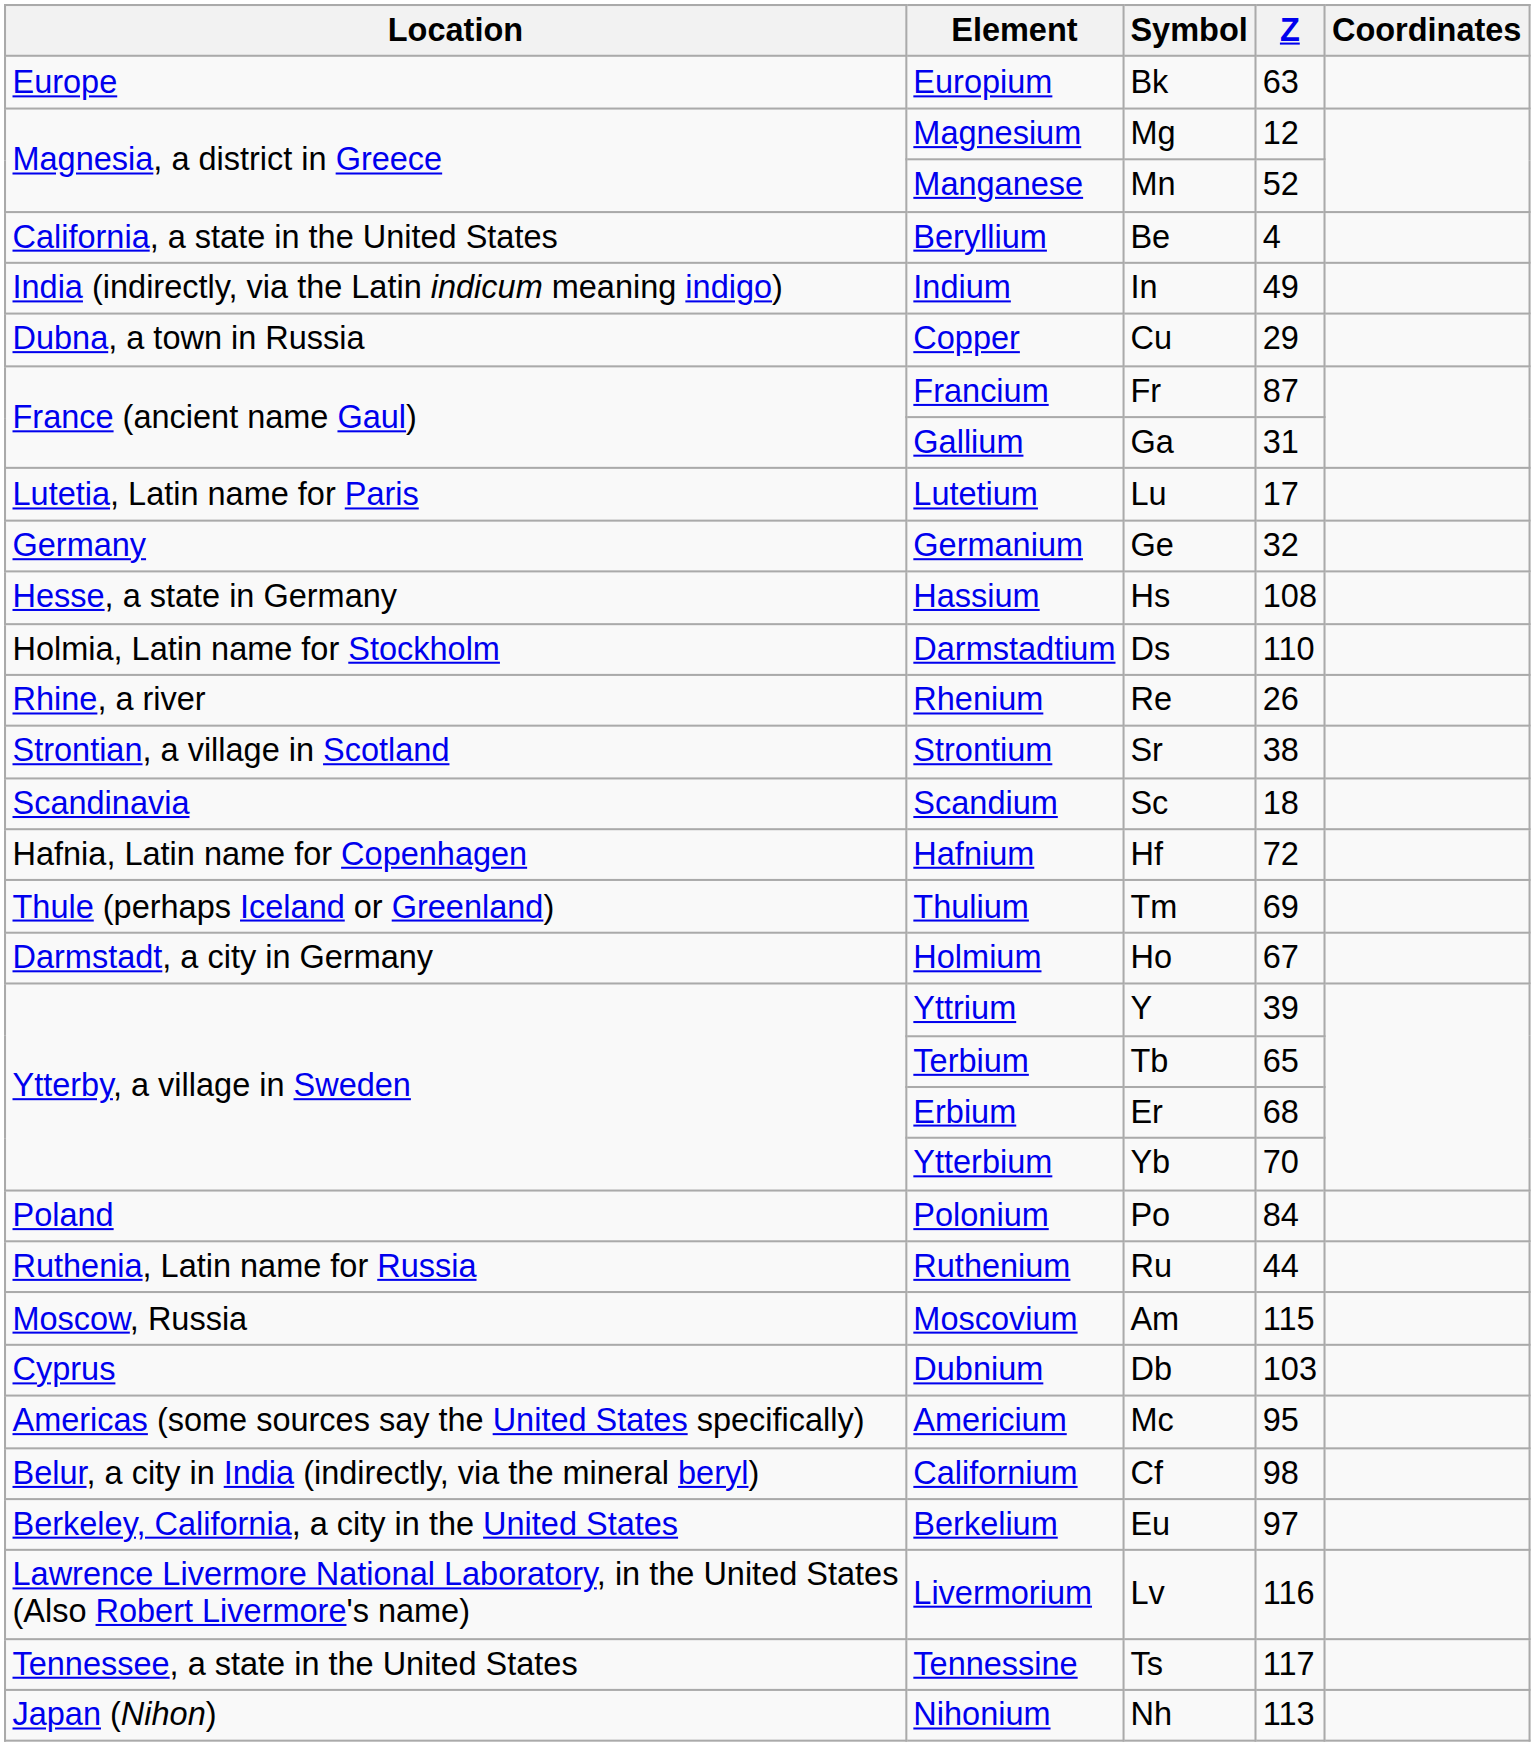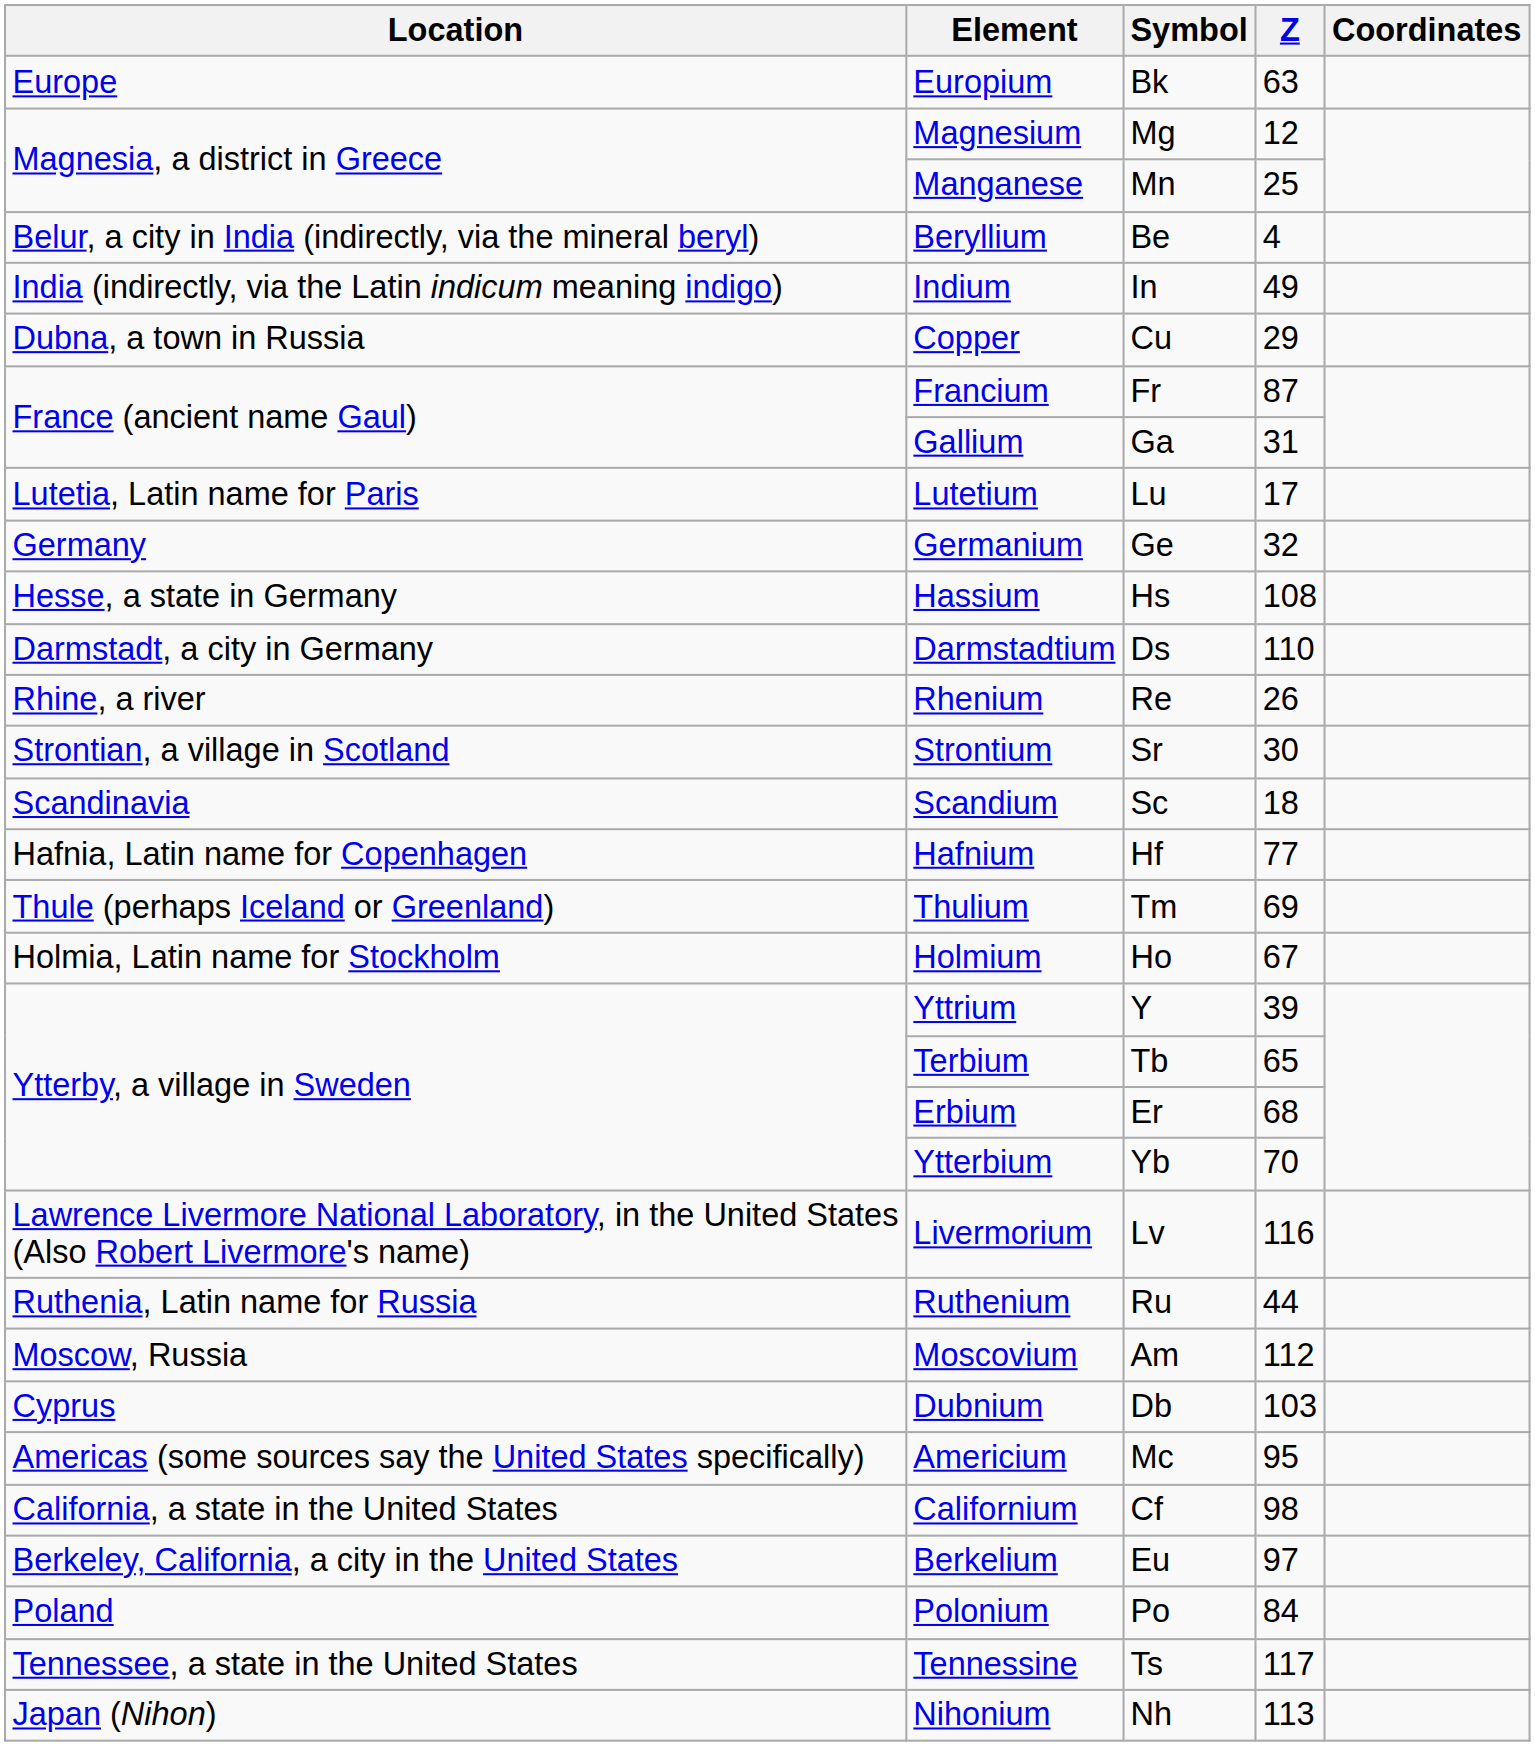(1281, 184) 52 -> (1281, 184) 25
(285, 236) California, a state in the United States -> (386, 236) Belur, a city in India (indirectly, via the mineral beryl)
(256, 648) Holmia, Latin name for Stockholm -> (223, 648) Darmstadt, a city in Germany
(1281, 751) 38 -> (1281, 751) 30
(1281, 854) 72 -> (1281, 854) 77
(223, 957) Darmstadt, a city in Germany -> (256, 957) Holmia, Latin name for Stockholm
rows swapped: (981, 1215) <-> (1003, 1593)
(1289, 1318) 115 -> (1289, 1354) 112
(386, 1472) Belur, a city in India (indirectly, via the mineral beryl) -> (285, 1509) California, a state in the United States
